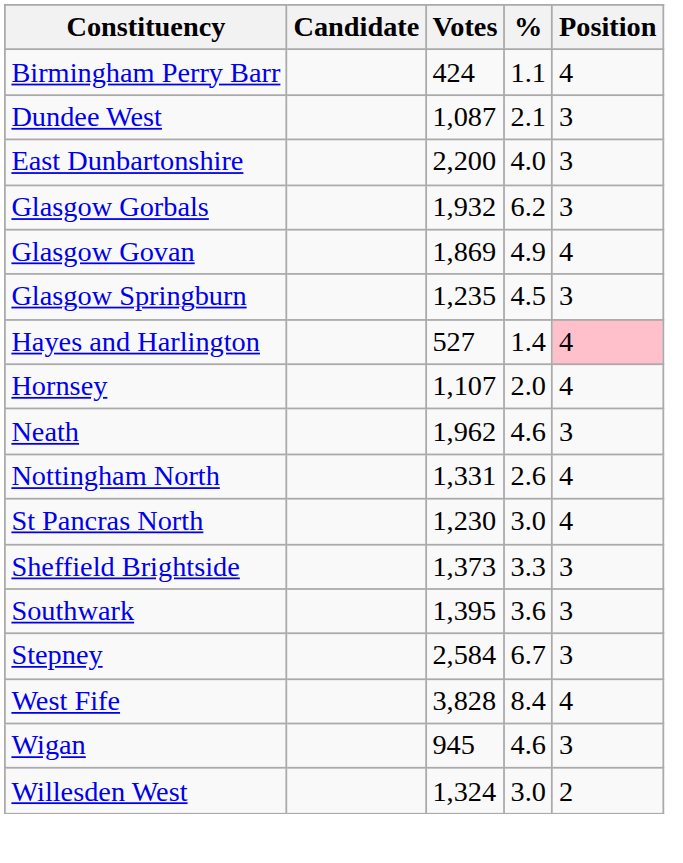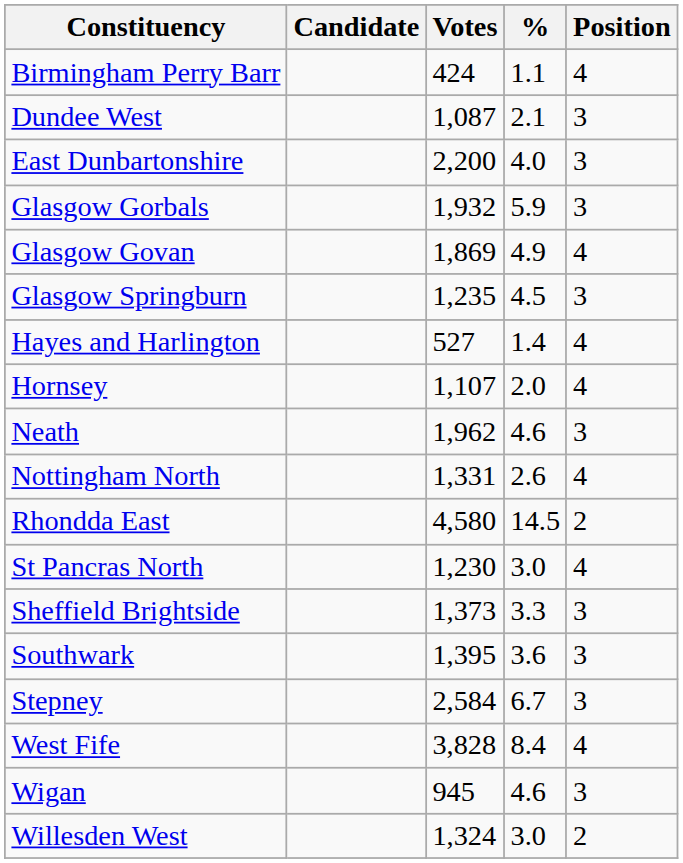(528, 206) 6.2 -> (528, 206) 5.9
(566, 341) pink background -> (580, 341) no background
+ row: (90, 521)
